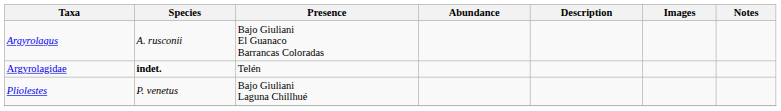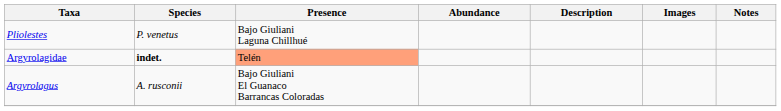rows swapped: (32, 40) <-> (27, 91)
(249, 69) no background -> (249, 57) lightsalmon background
